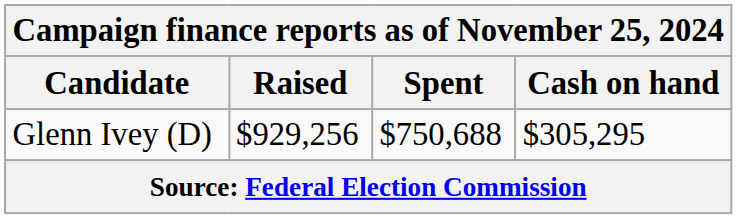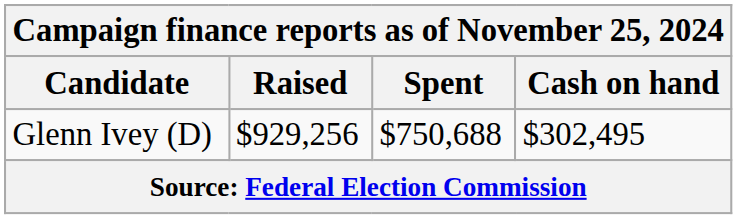(584, 133) $305,295 -> (584, 133) $302,495
